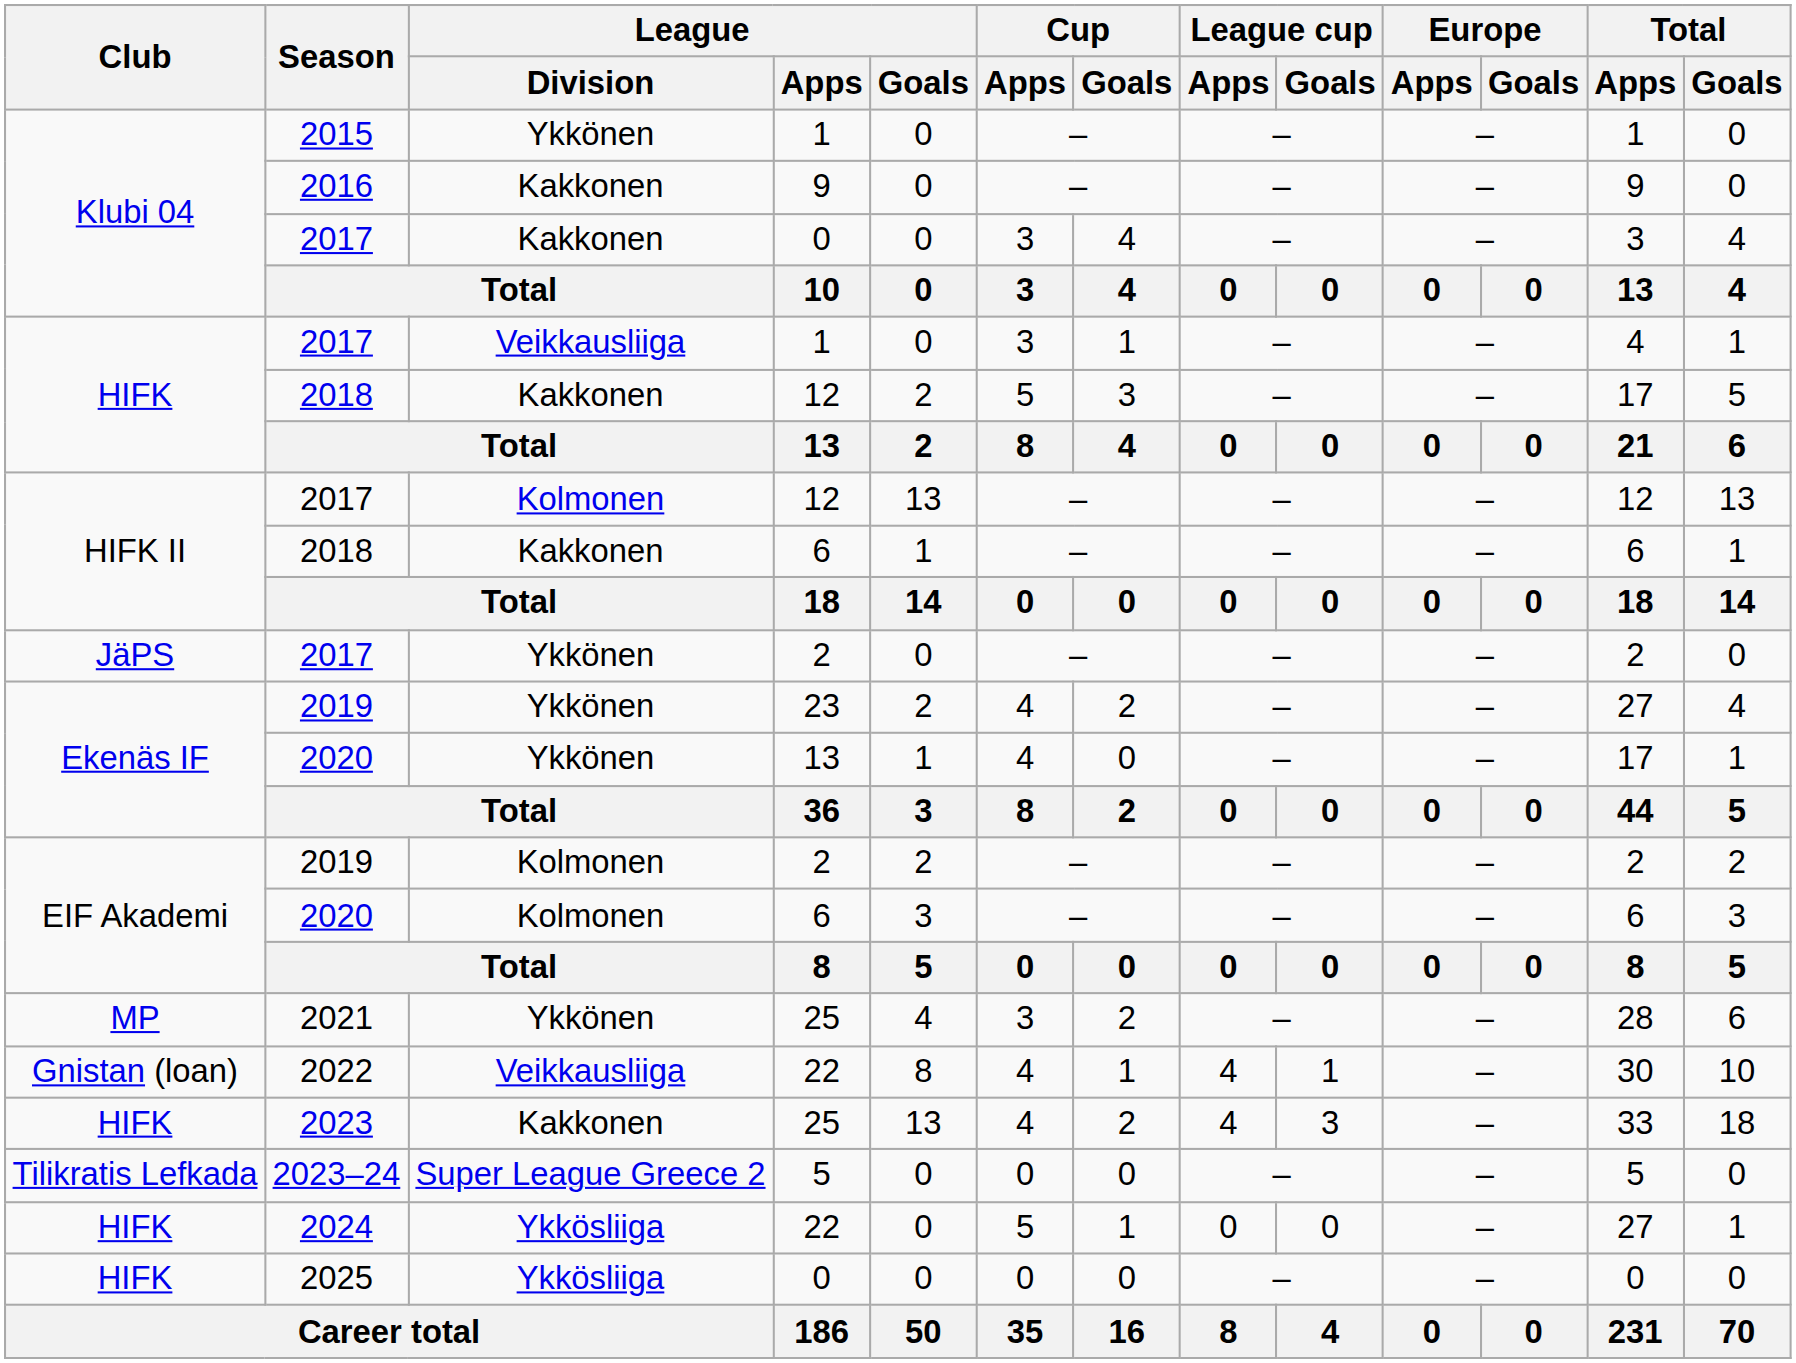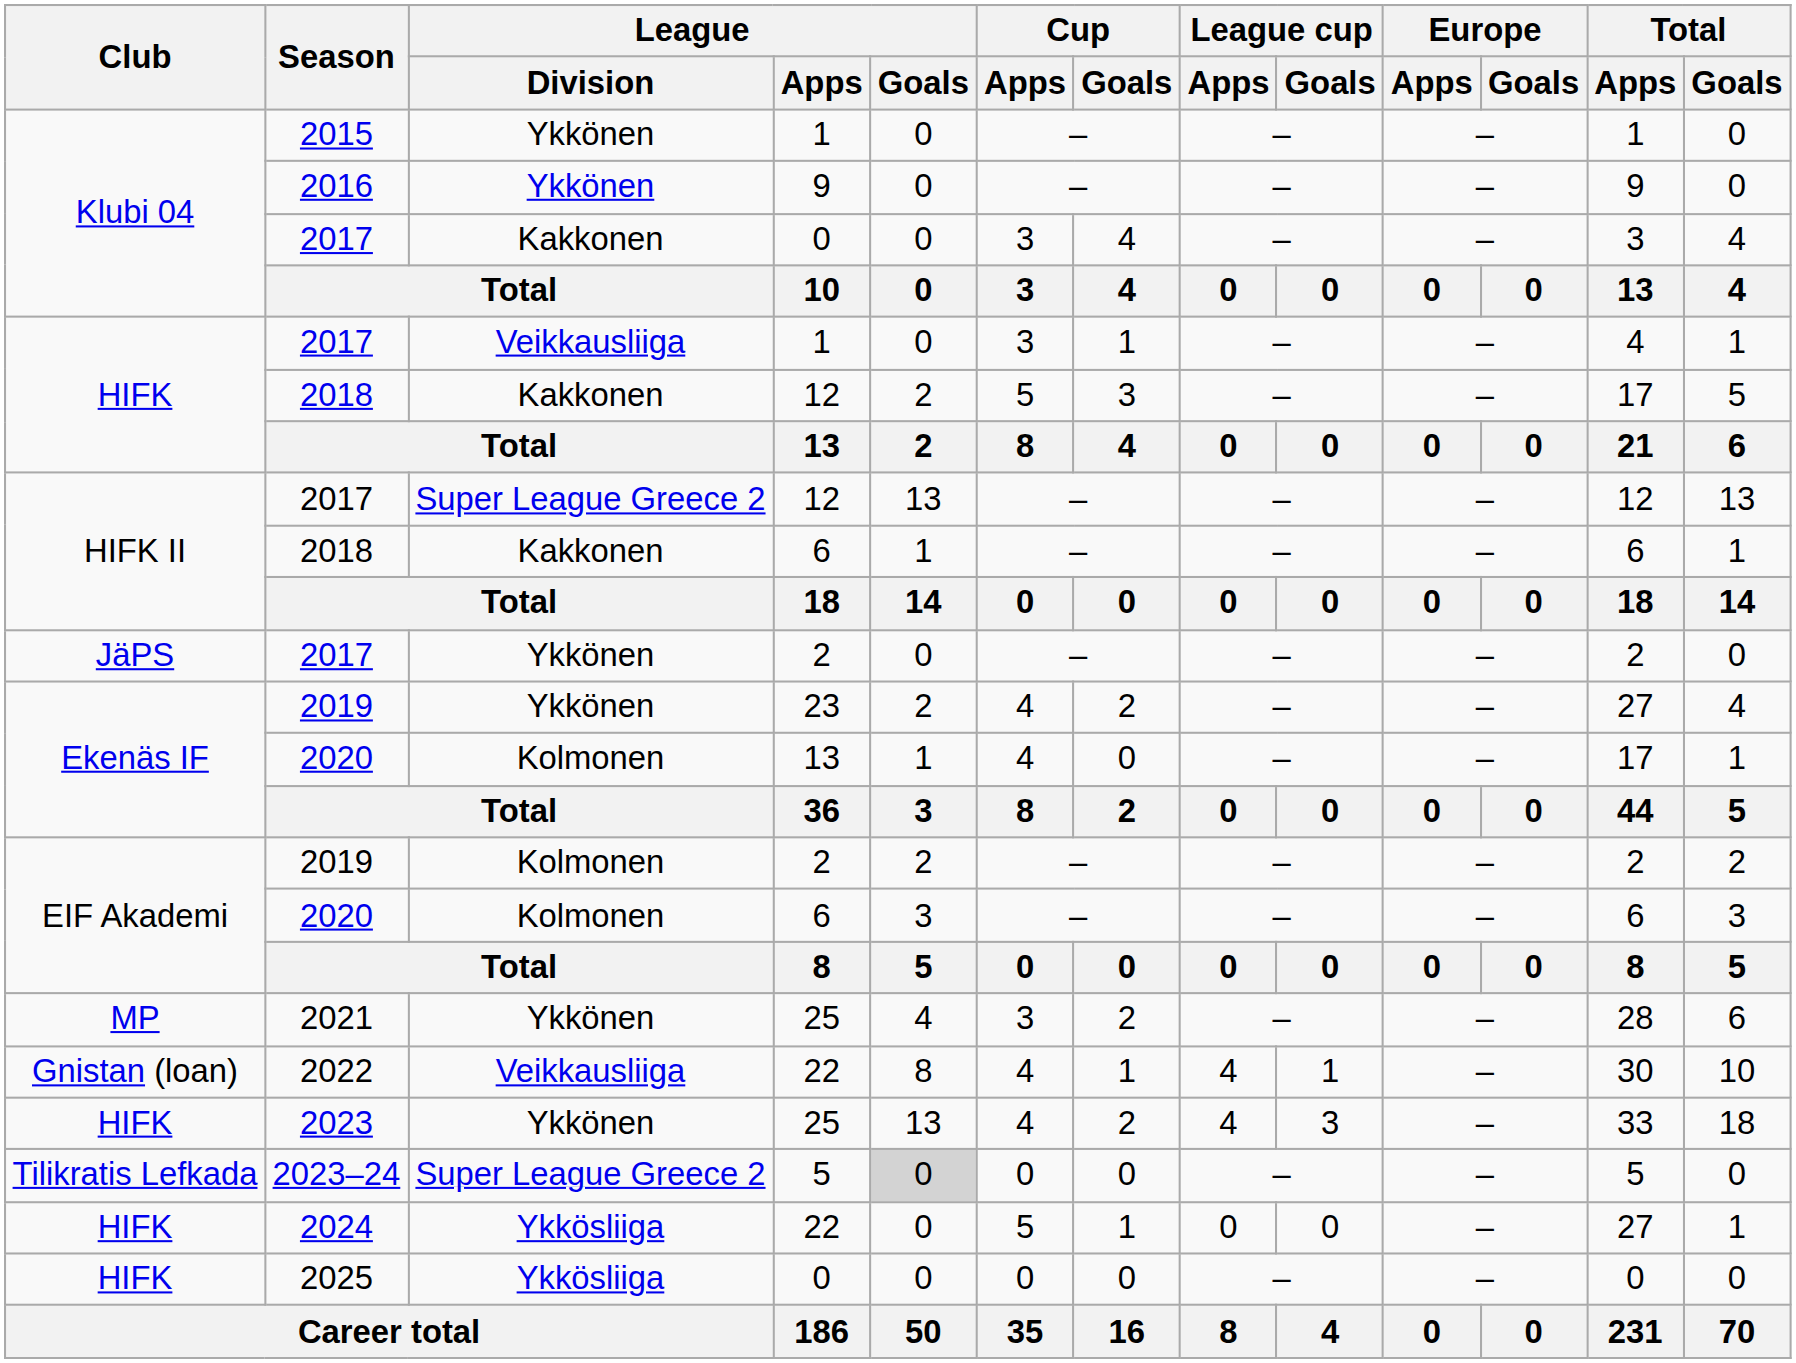(590, 186) Kakkonen -> (590, 186) Ykkönen
(590, 498) Kolmonen -> (590, 498) Super League Greece 2
(590, 758) Ykkönen -> (590, 758) Kolmonen
(590, 1122) Kakkonen -> (590, 1122) Ykkönen
(923, 1174) no background -> (923, 1174) lightgrey background
